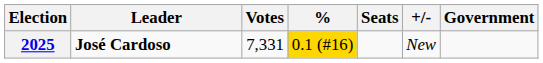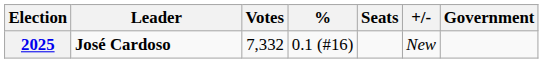(265, 44) 7,331 -> (265, 44) 7,332
(323, 44) gold background -> (323, 44) no background
